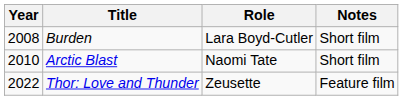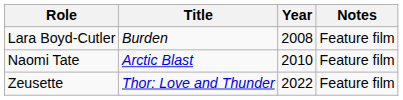columns swapped: (24, 15) <-> (259, 15)
(350, 38) Short film -> (357, 38) Feature film
(350, 60) Short film -> (357, 60) Feature film
